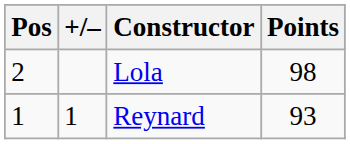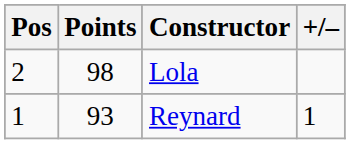columns swapped: (83, 26) <-> (303, 26)
